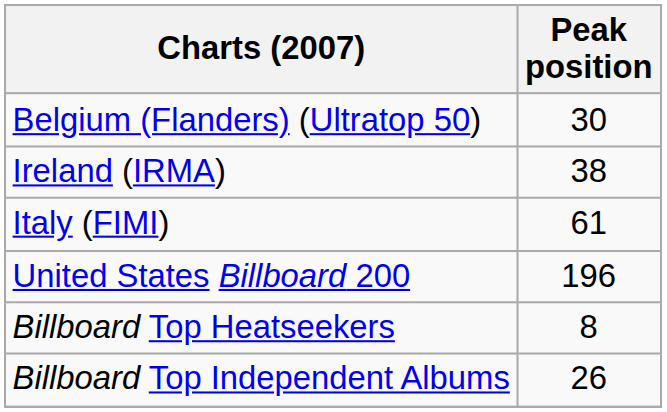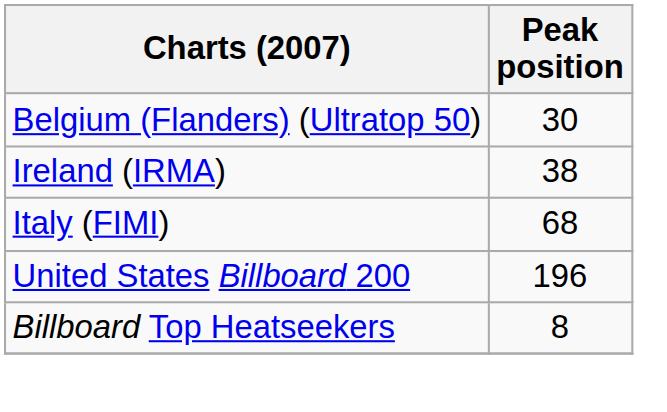(589, 223) 61 -> (560, 223) 68
- row: (261, 379)
